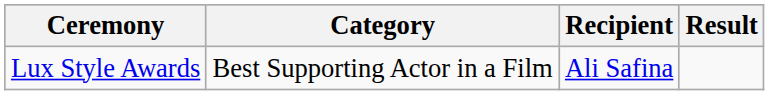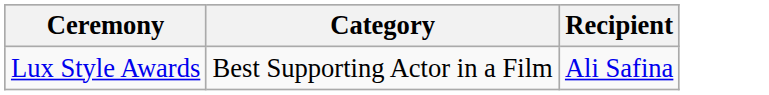- column: (722, 25)
